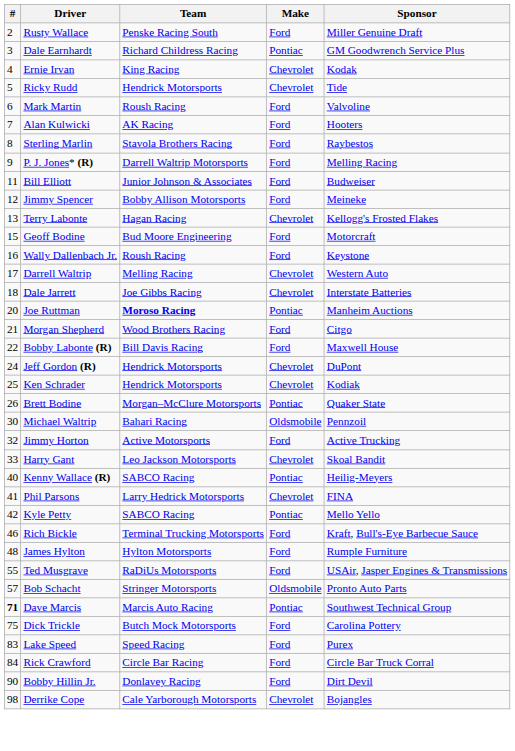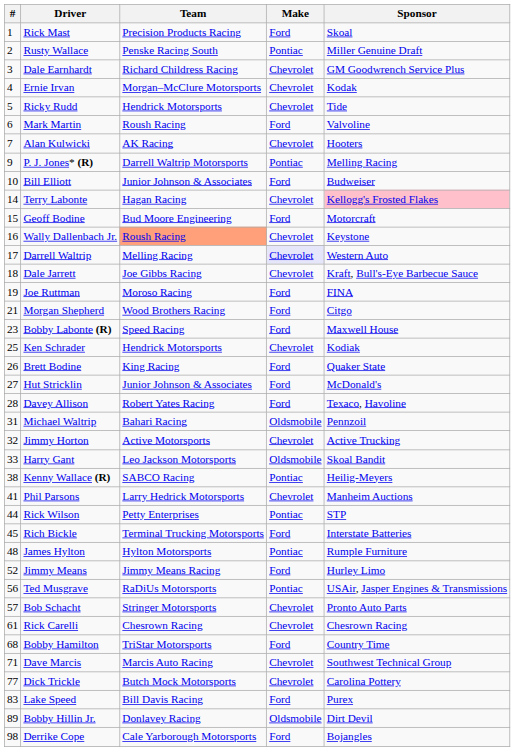+ row: (47, 32)
(280, 32) Ford -> (286, 51) Pontiac
(286, 51) Pontiac -> (291, 69) Chevrolet
(151, 69) King Racing -> (192, 88) Morgan–McClure Motorsports
(280, 125) Ford -> (291, 143) Chevrolet
- row: (58, 143)
(280, 162) Ford -> (286, 162) Pontiac
(12, 180) 11 -> (13, 180) 10
- row: (58, 199)
(13, 217) 13 -> (13, 199) 14
(382, 217) no background -> (382, 199) pink background
(154, 255) no background -> (154, 236) lightsalmon background
(280, 255) Ford -> (291, 236) Chevrolet
(291, 273) no background -> (291, 255) lavender background
(369, 292) Interstate Batteries -> (402, 273) Kraft, Bull's-Eye Barbecue Sauce
(13, 310) 20 -> (13, 292) 19
(159, 310) bold -> (157, 292) normal
(286, 310) Pontiac -> (280, 292) Ford
(370, 310) Manheim Auctions -> (340, 292) FINA
(13, 347) 22 -> (13, 329) 23
(163, 347) Bill Davis Racing -> (153, 329) Speed Racing
- row: (60, 366)
(192, 403) Morgan–McClure Motorsports -> (151, 366) King Racing
(286, 403) Pontiac -> (280, 366) Ford
+ row: (53, 384)
+ row: (56, 403)
(13, 421) 30 -> (13, 421) 31
(280, 440) Ford -> (291, 440) Chevrolet
(291, 459) Chevrolet -> (295, 459) Oldsmobile
(13, 477) 40 -> (13, 477) 38
(340, 496) FINA -> (370, 496) Manheim Auctions
- row: (47, 514)
+ row: (51, 514)
(13, 533) 46 -> (13, 533) 45
(402, 533) Kraft, Bull's-Eye Barbecue Sauce -> (369, 533) Interstate Batteries
(280, 551) Ford -> (286, 551) Pontiac
+ row: (55, 570)
(13, 570) 55 -> (13, 588) 56
(280, 570) Ford -> (286, 588) Pontiac
(295, 588) Oldsmobile -> (291, 607) Chevrolet
+ row: (51, 625)
+ row: (61, 644)
(13, 607) bold -> (13, 663) normal
(286, 607) Pontiac -> (291, 663) Chevrolet
(13, 625) 75 -> (13, 681) 77
(280, 625) Ford -> (291, 681) Chevrolet
(153, 644) Speed Racing -> (163, 700) Bill Davis Racing
- row: (57, 663)
(13, 681) 90 -> (13, 718) 89
(280, 681) Ford -> (295, 718) Oldsmobile
(291, 700) Chevrolet -> (280, 737) Ford
